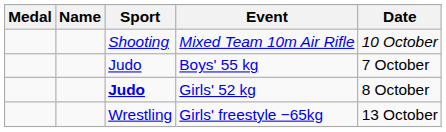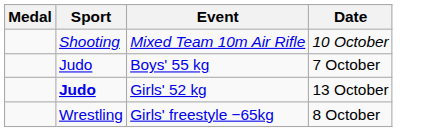- column: (80, 17)
(395, 90) 8 October -> (351, 90) 13 October
(400, 114) 13 October -> (346, 114) 8 October
